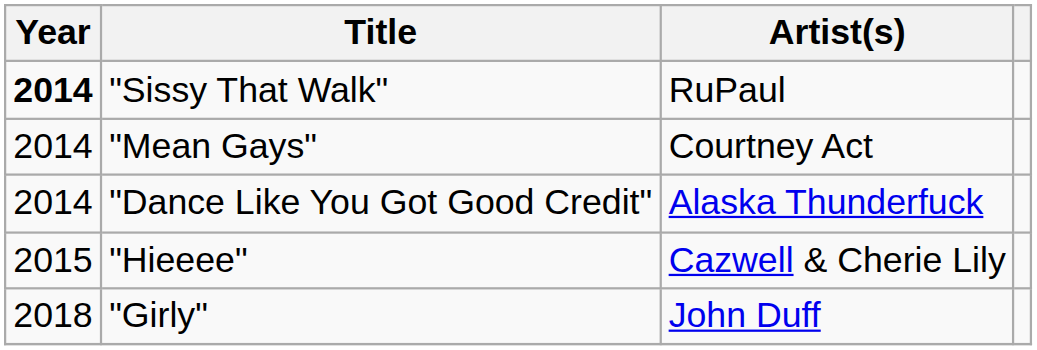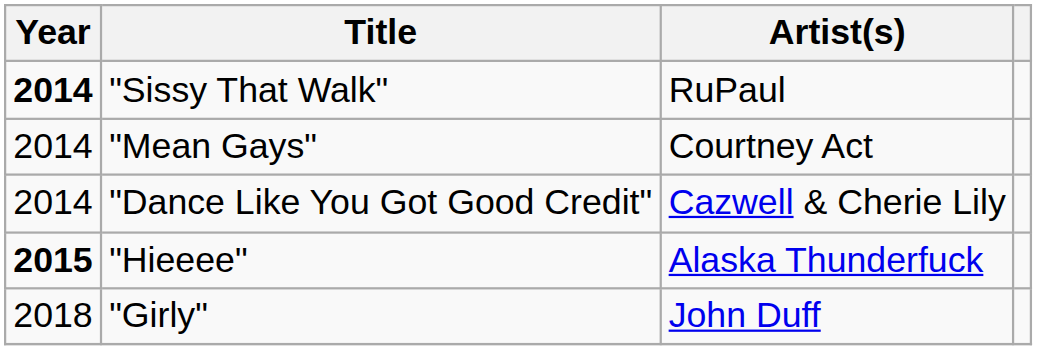(826, 202) Alaska Thunderfuck -> (837, 202) Cazwell & Cherie Lily
(53, 259) normal -> (53, 259) bold
(837, 259) Cazwell & Cherie Lily -> (826, 259) Alaska Thunderfuck
